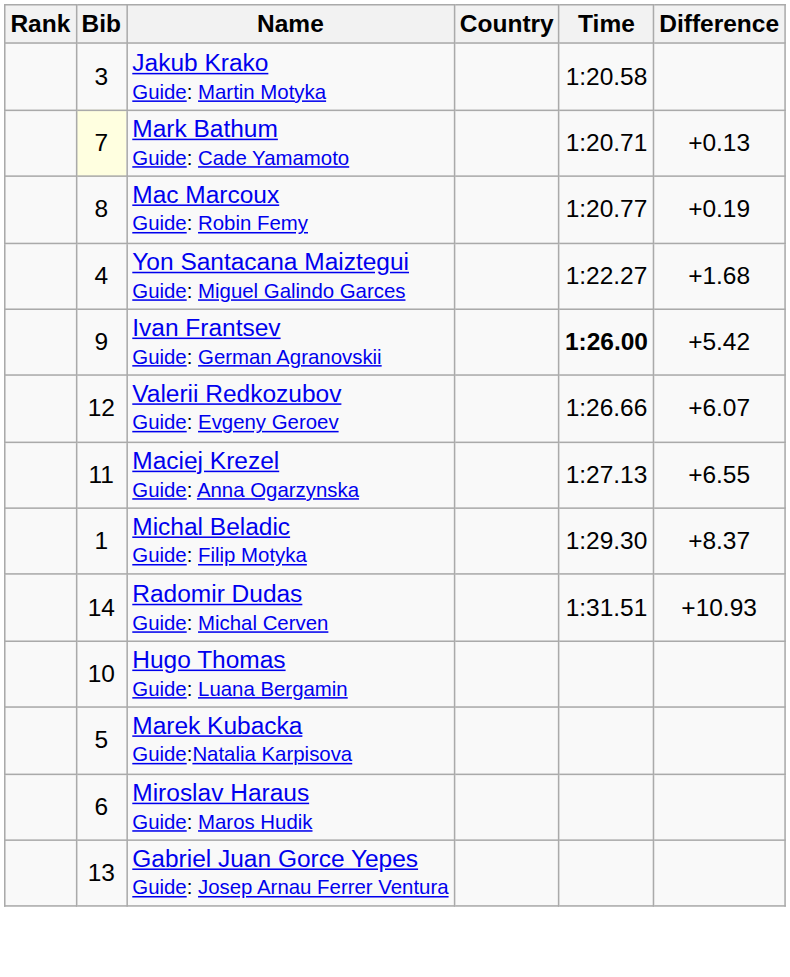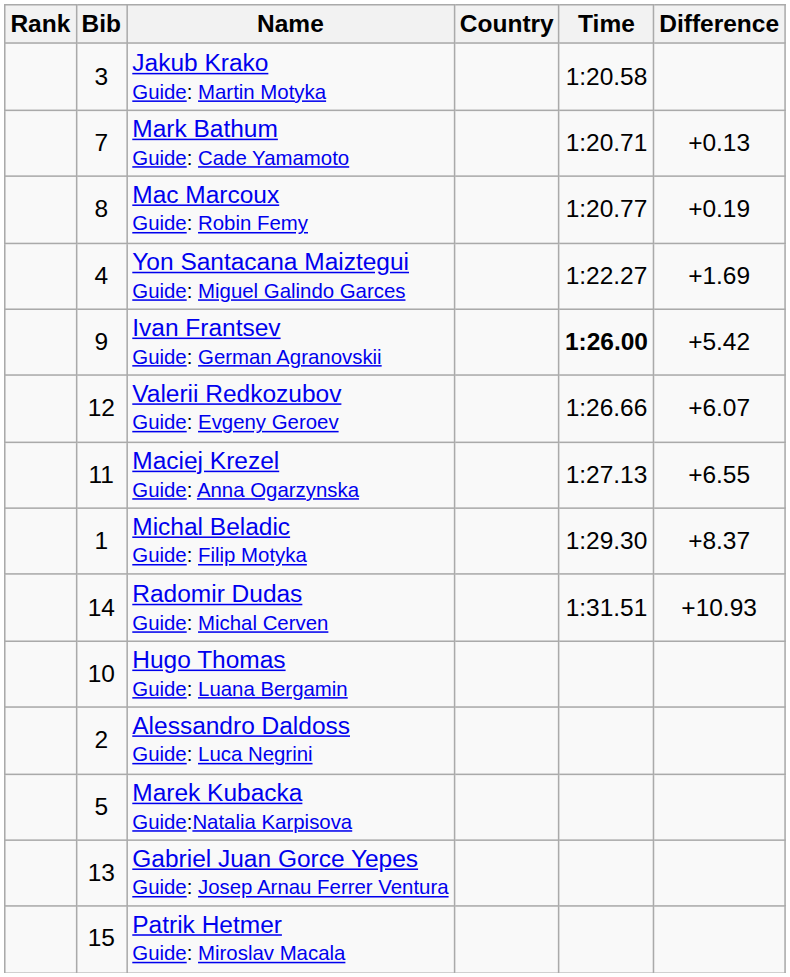(101, 142) lightyellow background -> (101, 142) no background
(719, 275) +1.68 -> (719, 275) +1.69
+ row: (241, 740)
- row: (222, 806)
+ row: (239, 939)
